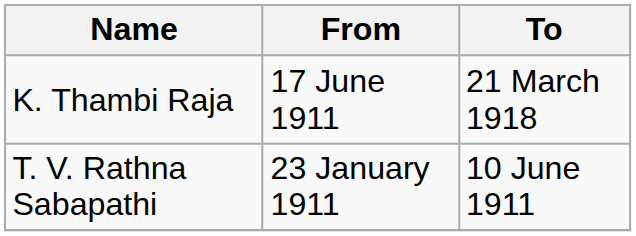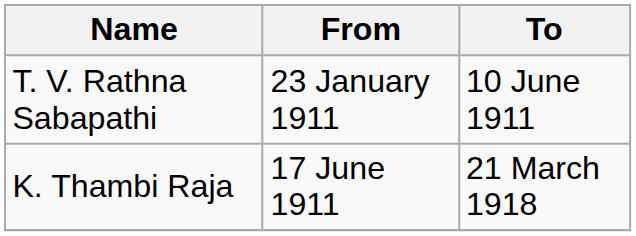rows swapped: (99, 186) <-> (123, 99)
